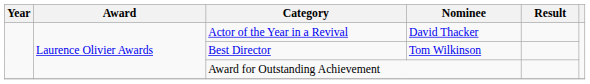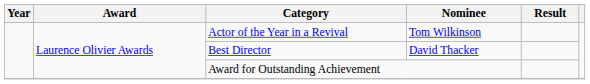(444, 32) David Thacker -> (445, 32) Tom Wilkinson
(445, 50) Tom Wilkinson -> (444, 50) David Thacker
